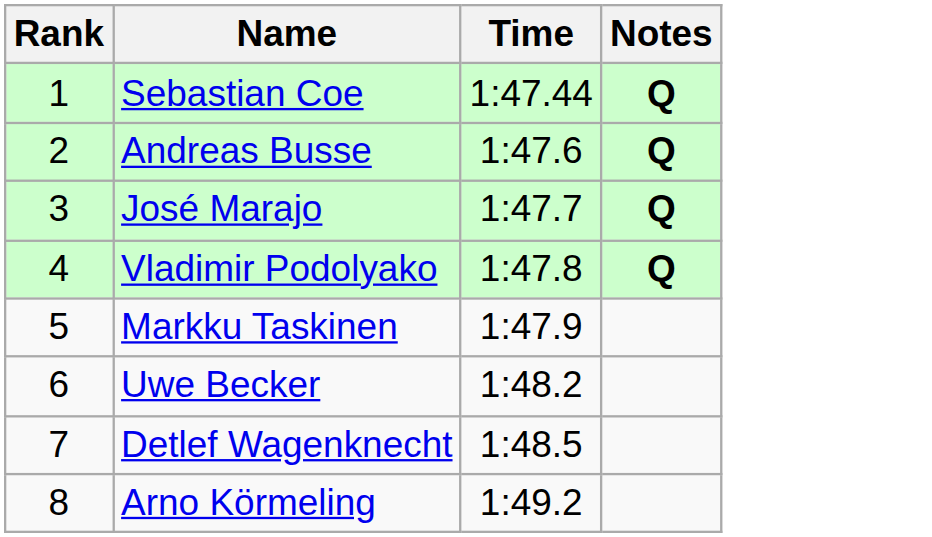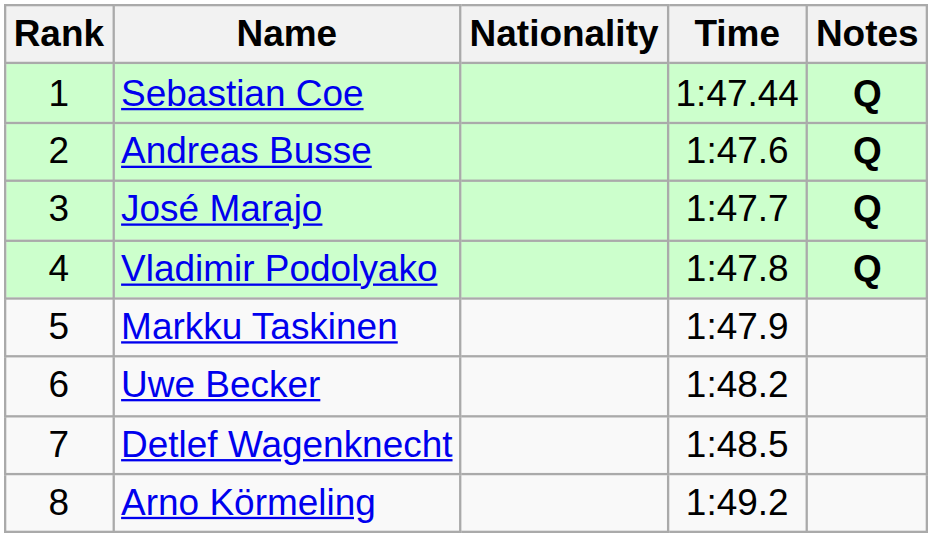+ column: (564, 33)
